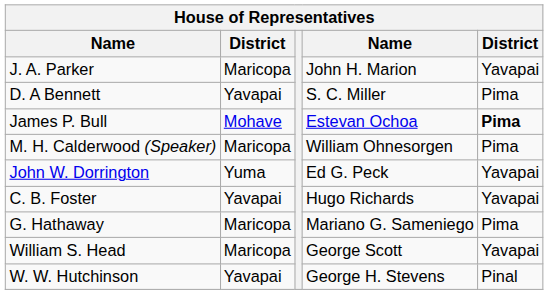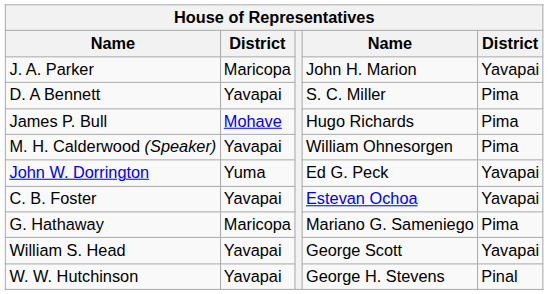(362, 121) Estevan Ochoa -> (360, 121) Hugo Richards
(501, 121) bold -> (500, 121) normal
(257, 147) Maricopa -> (253, 147) Yavapai
(360, 198) Hugo Richards -> (362, 198) Estevan Ochoa
(257, 250) Maricopa -> (253, 250) Yavapai
